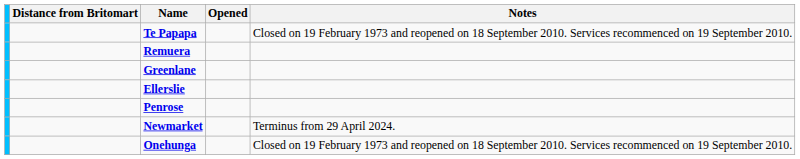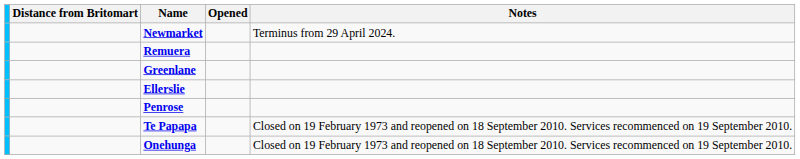rows swapped: (173, 126) <-> (170, 32)
